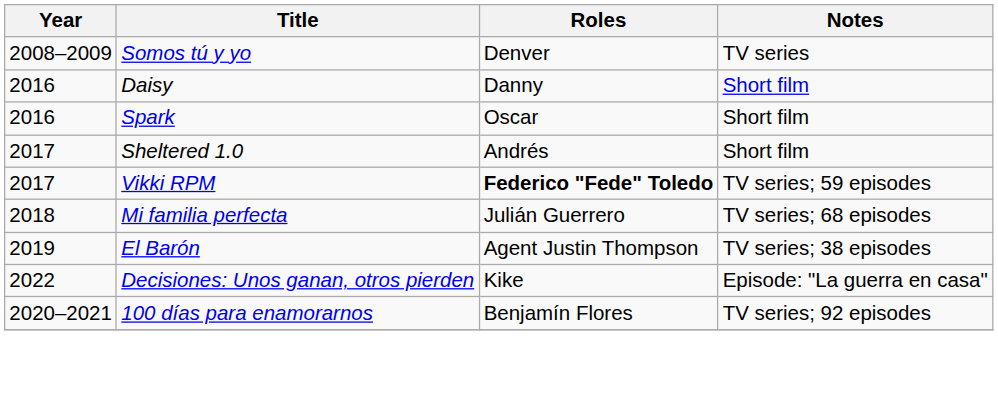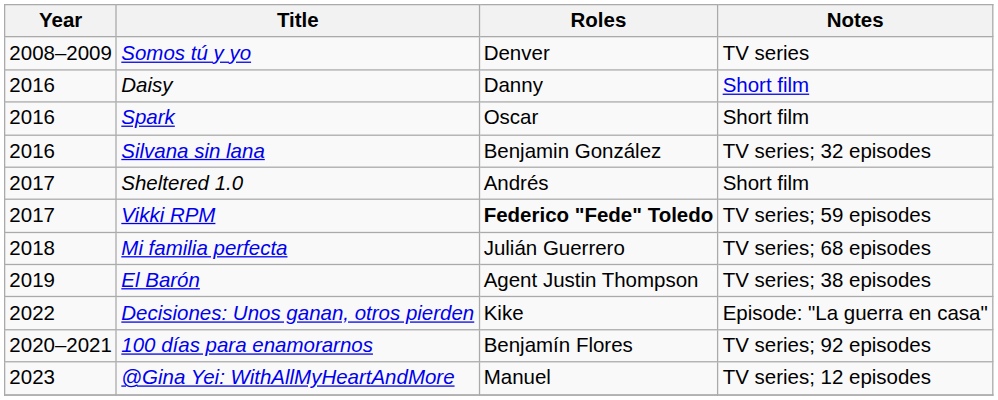+ row: (193, 150)
+ row: (288, 378)
